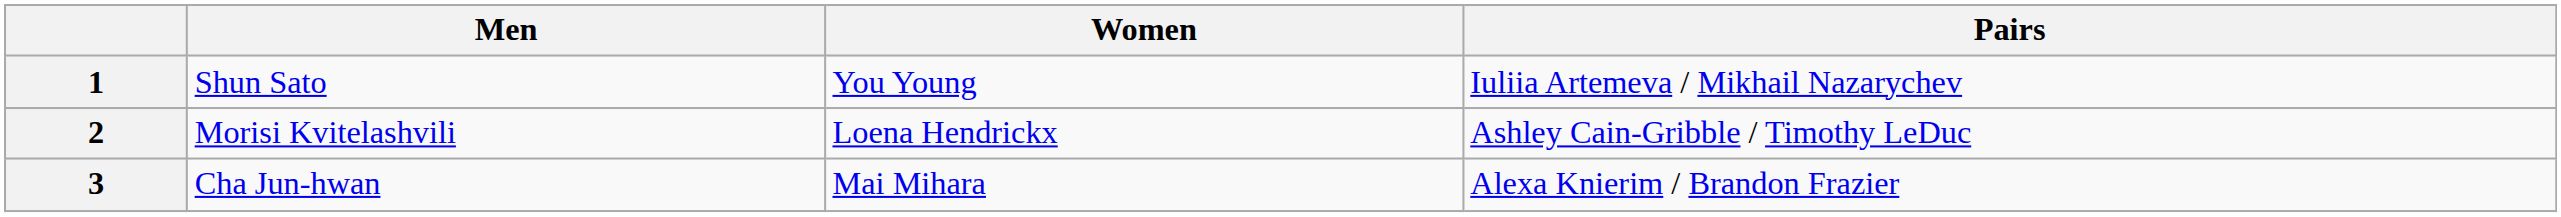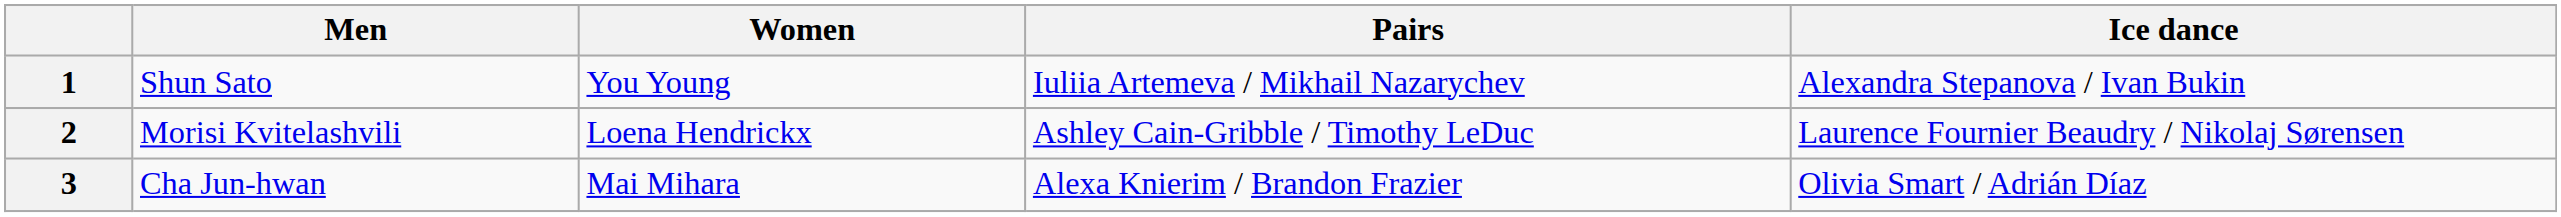+ column: (2174, 30)
